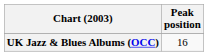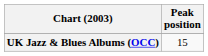(182, 42) 16 -> (182, 42) 15
